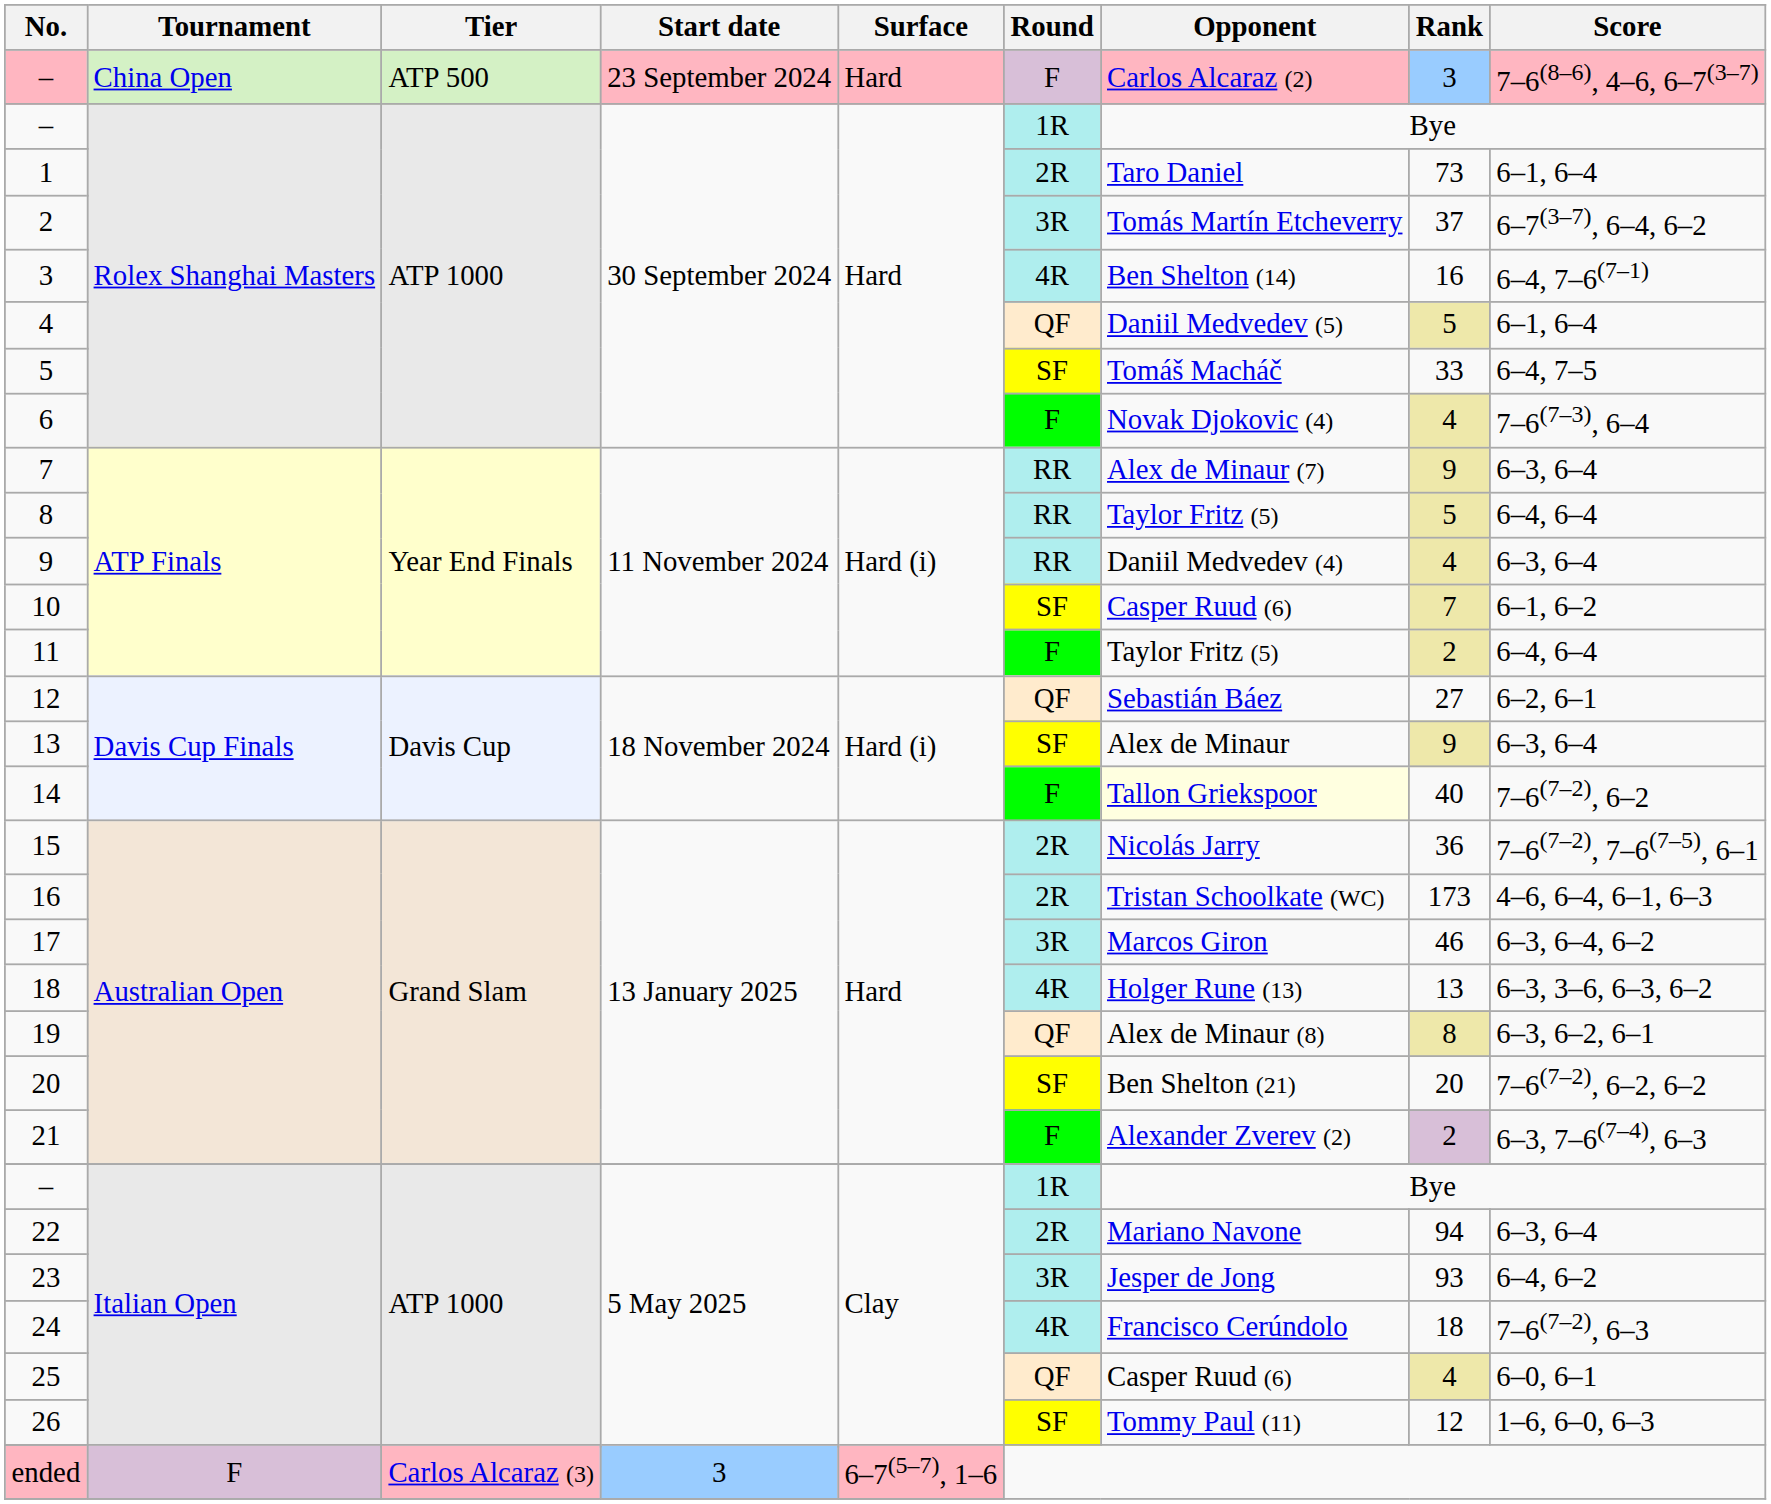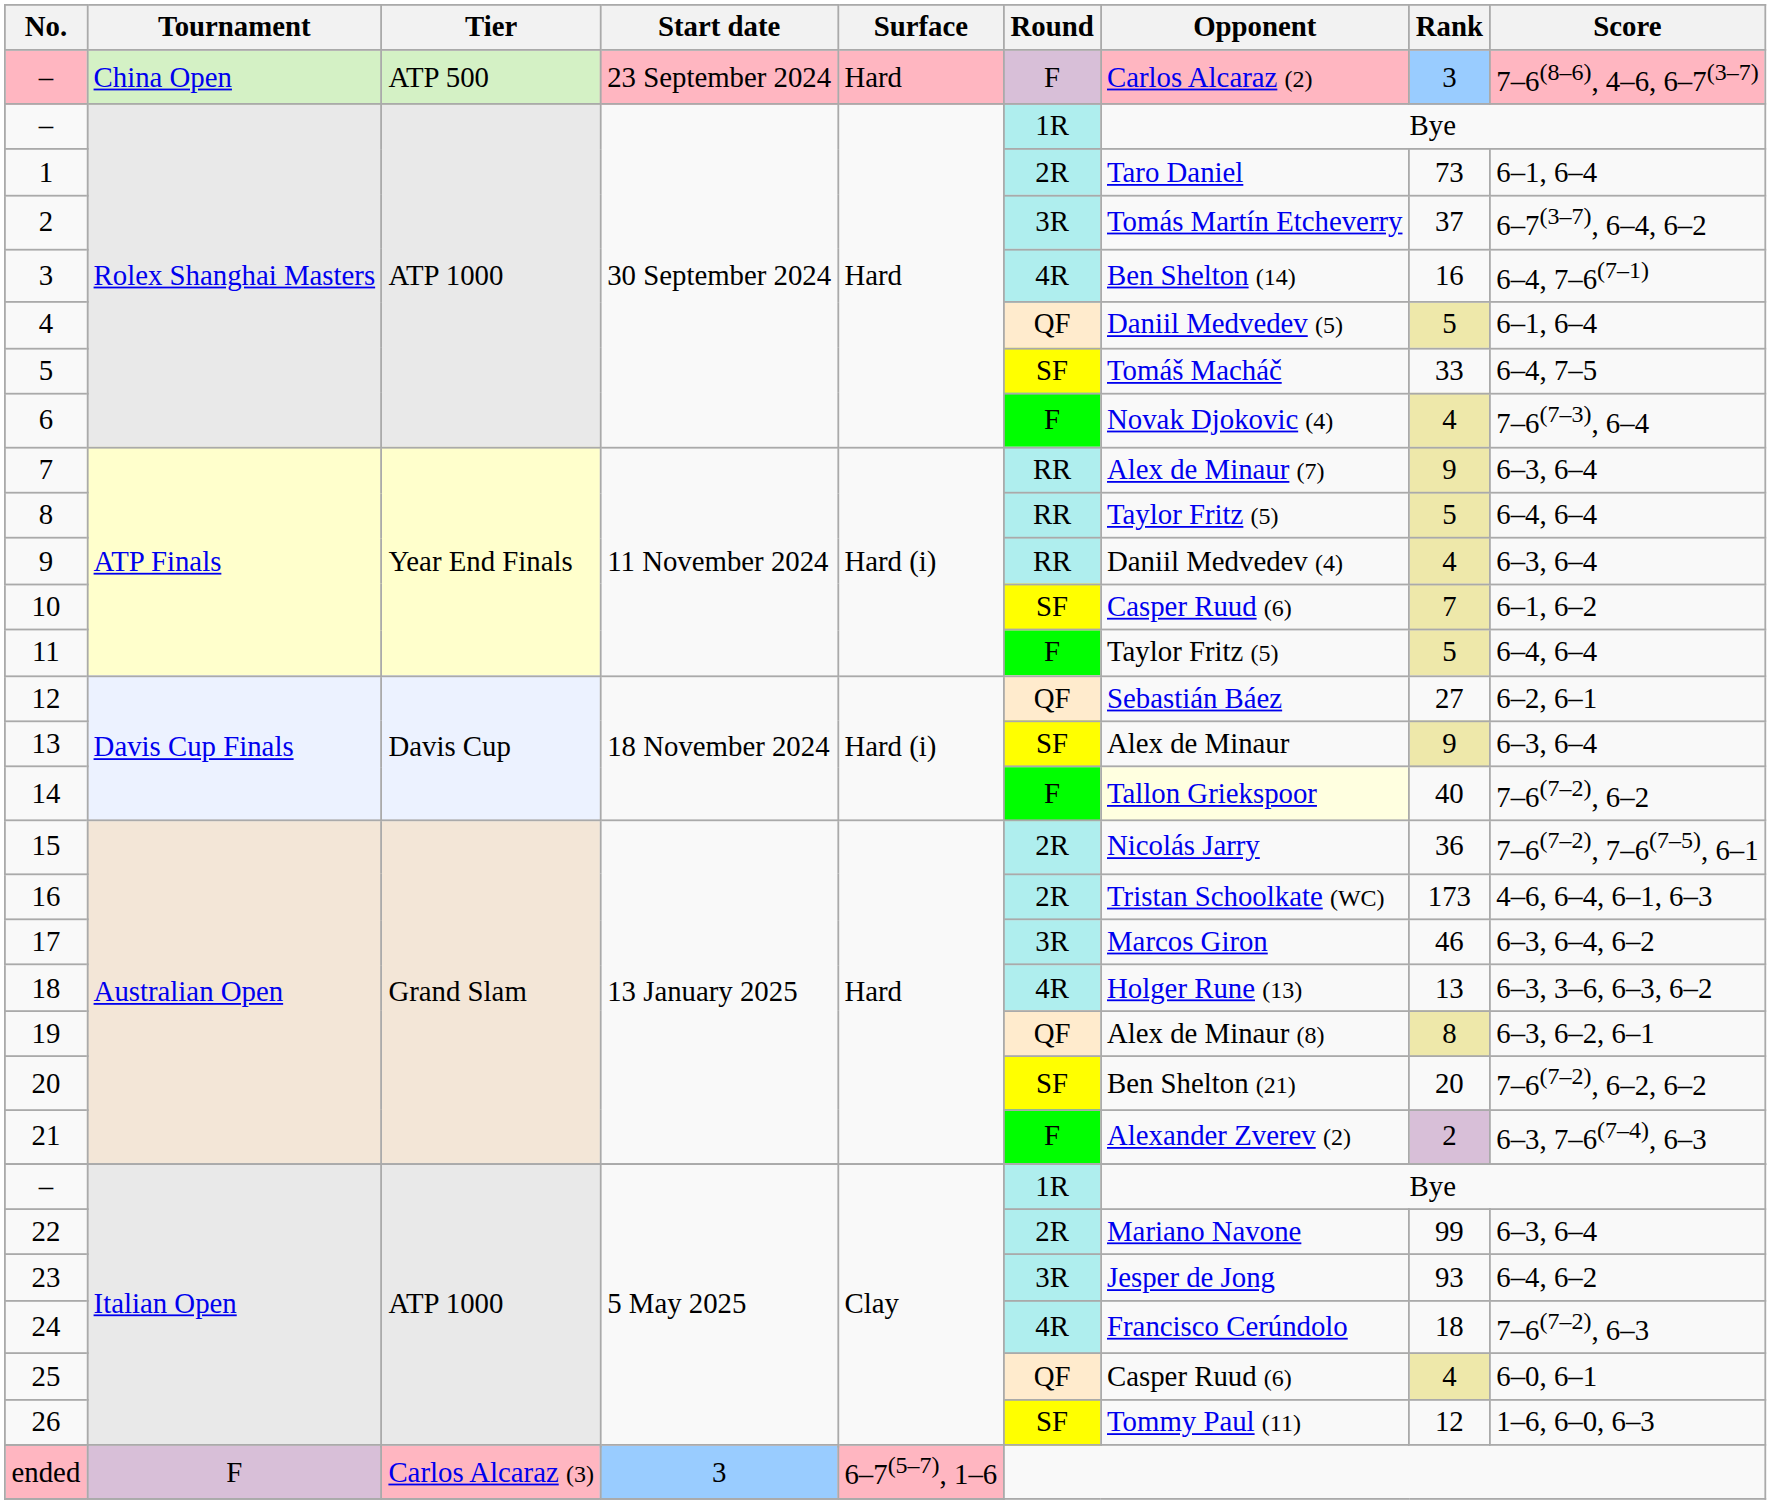(1449, 652) 2 -> (1449, 652) 5
(1449, 1231) 94 -> (1449, 1231) 99
